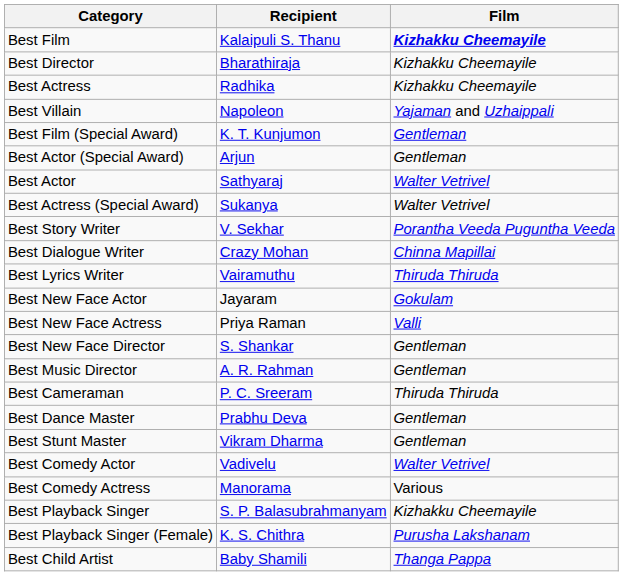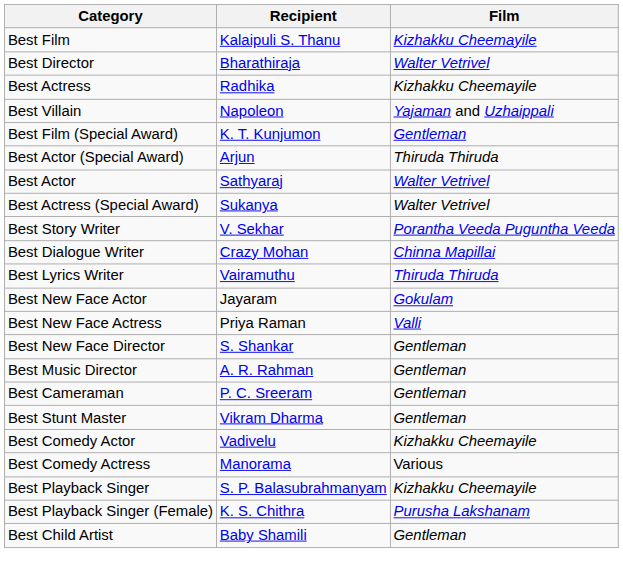(470, 39) bold -> (465, 39) normal
(465, 63) Kizhakku Cheemayile -> (441, 63) Walter Vetrivel
(430, 157) Gentleman -> (446, 157) Thiruda Thiruda
(446, 393) Thiruda Thiruda -> (430, 393) Gentleman
- row: (71, 417)
(441, 464) Walter Vetrivel -> (465, 441) Kizhakku Cheemayile
(442, 559) Thanga Pappa -> (430, 535) Gentleman
